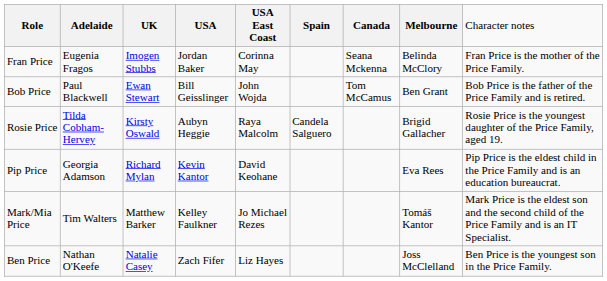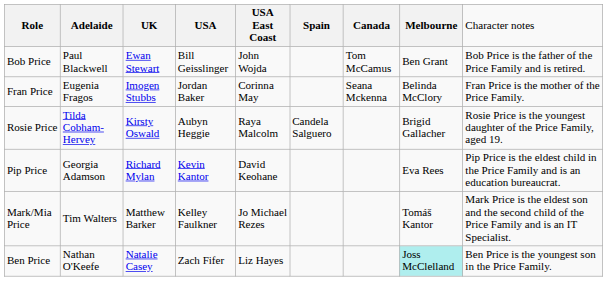rows swapped: (30, 61) <-> (29, 91)
(428, 261) no background -> (428, 261) paleturquoise background
